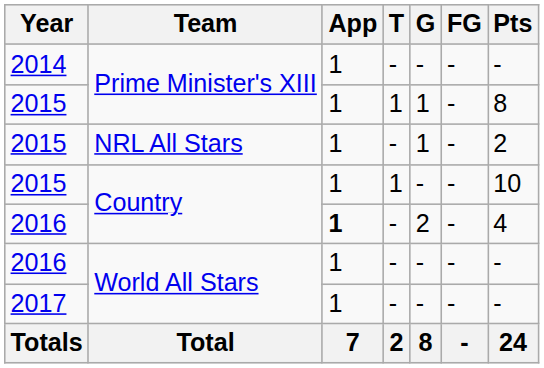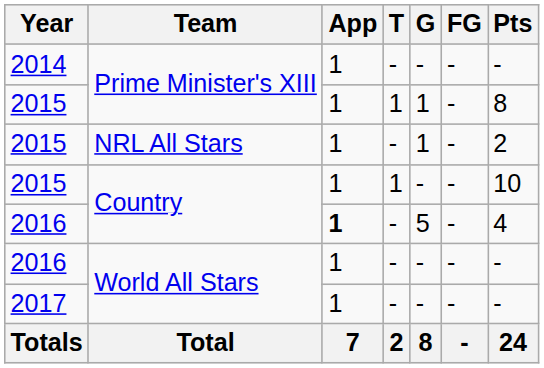(423, 223) 2 -> (423, 223) 5
